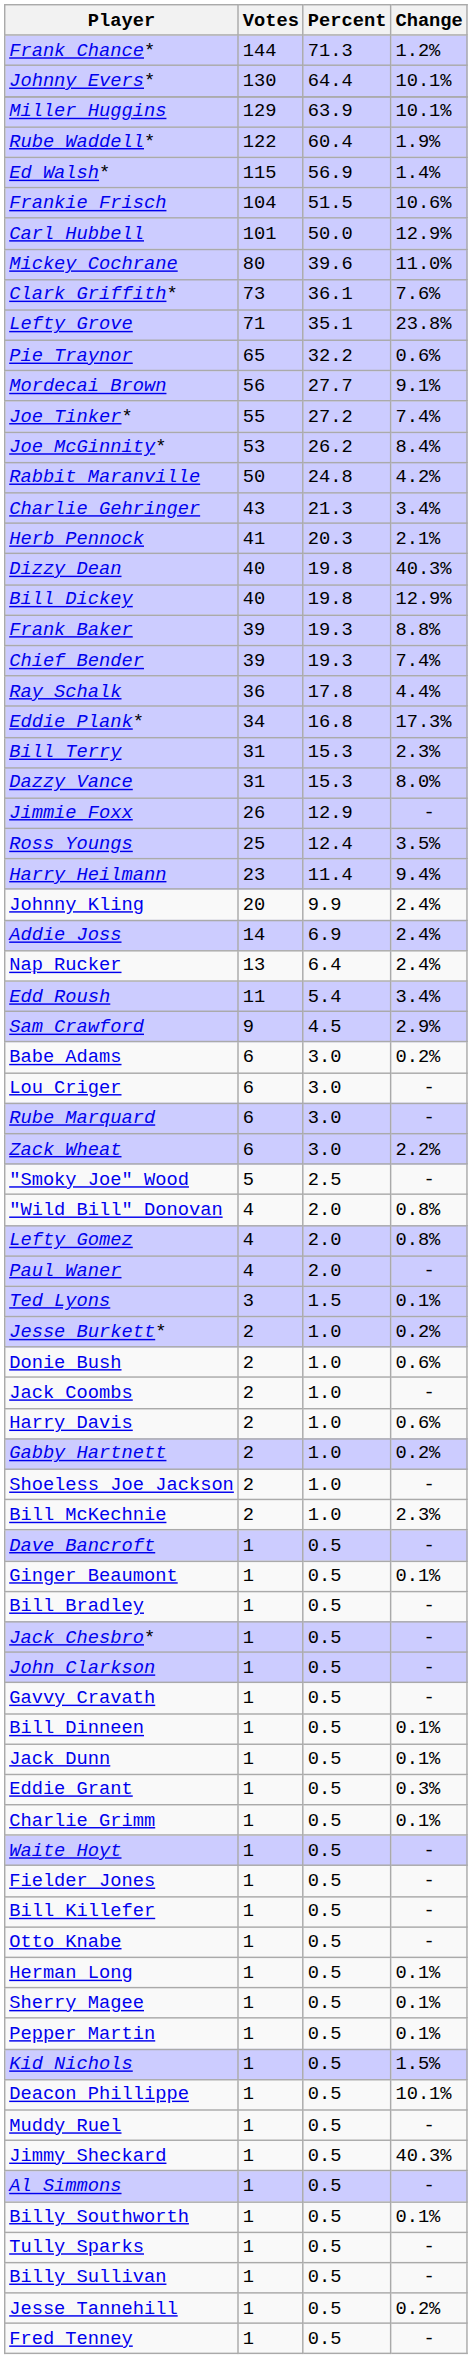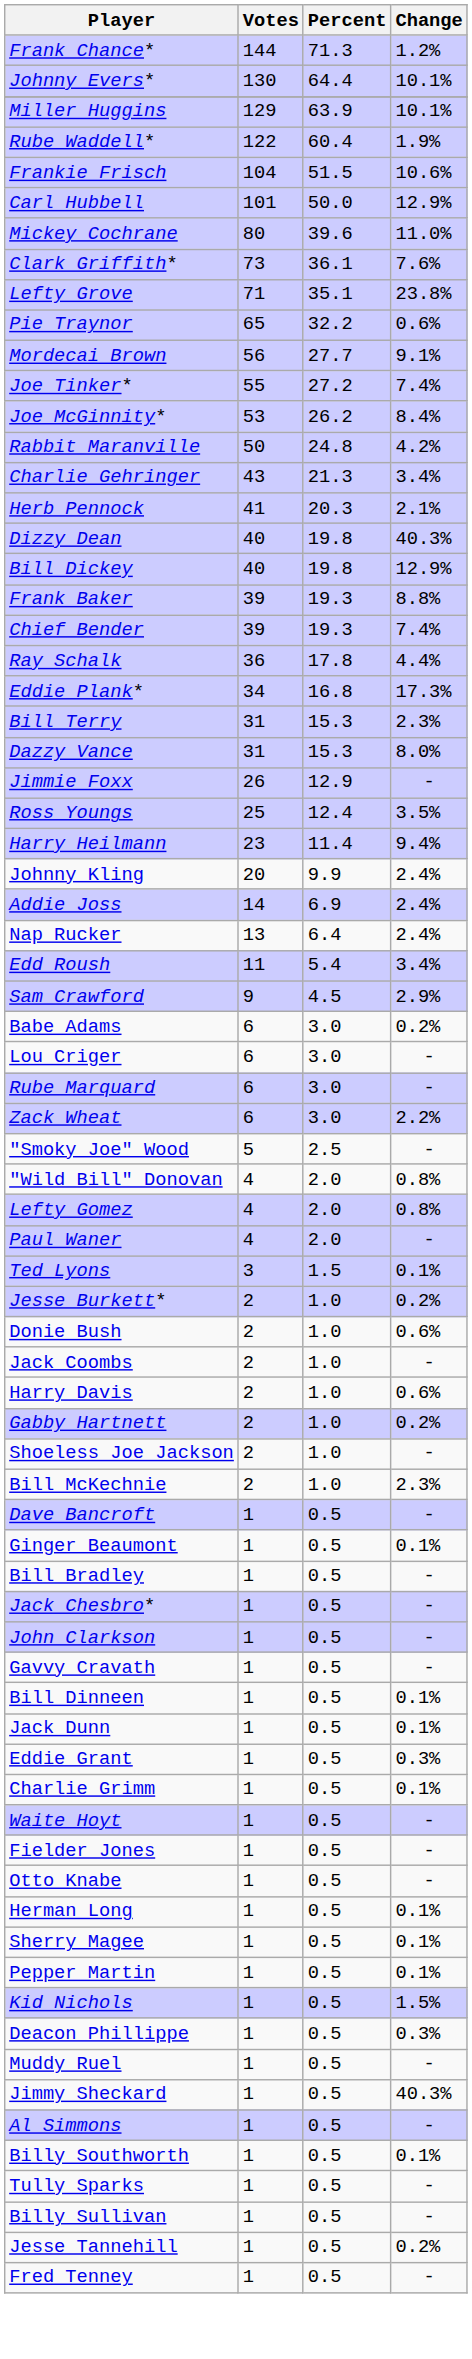- row: (60, 173)
- row: (82, 1912)
(424, 2095) 10.1% -> (418, 2034) 0.3%
